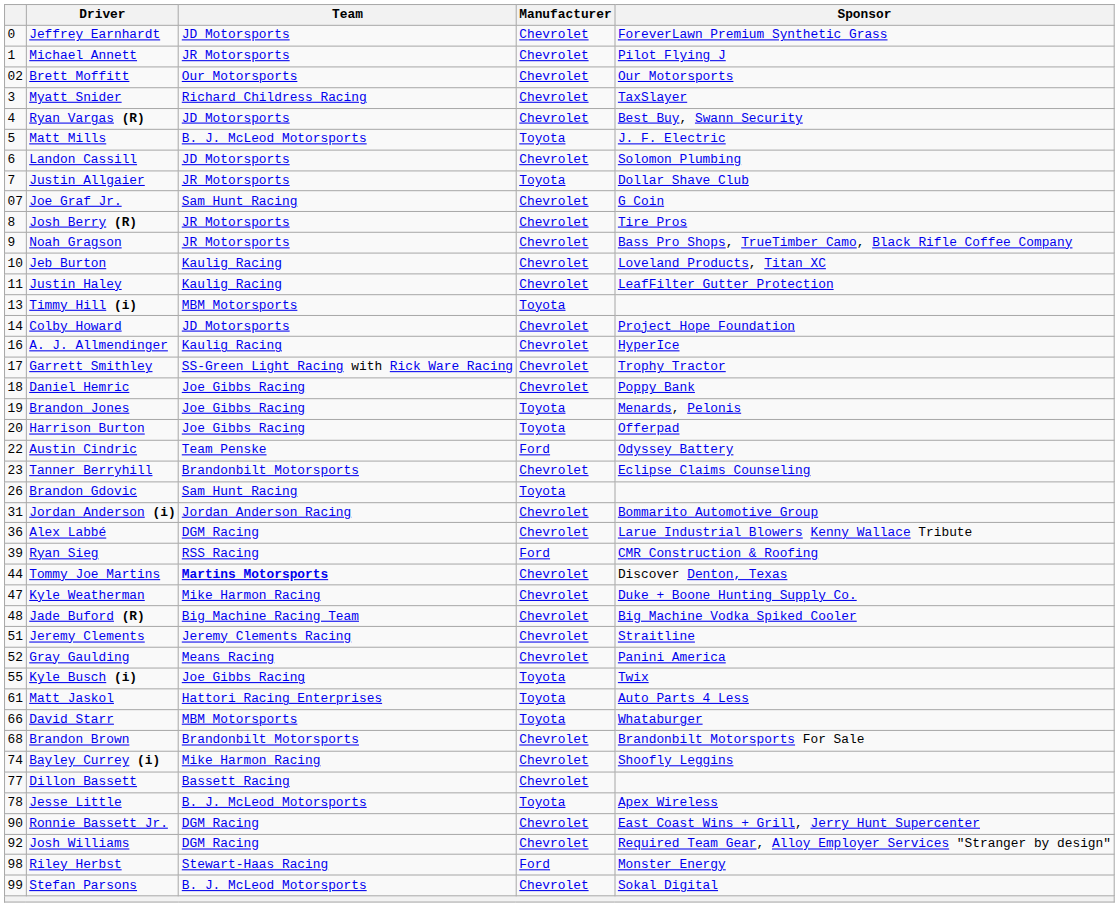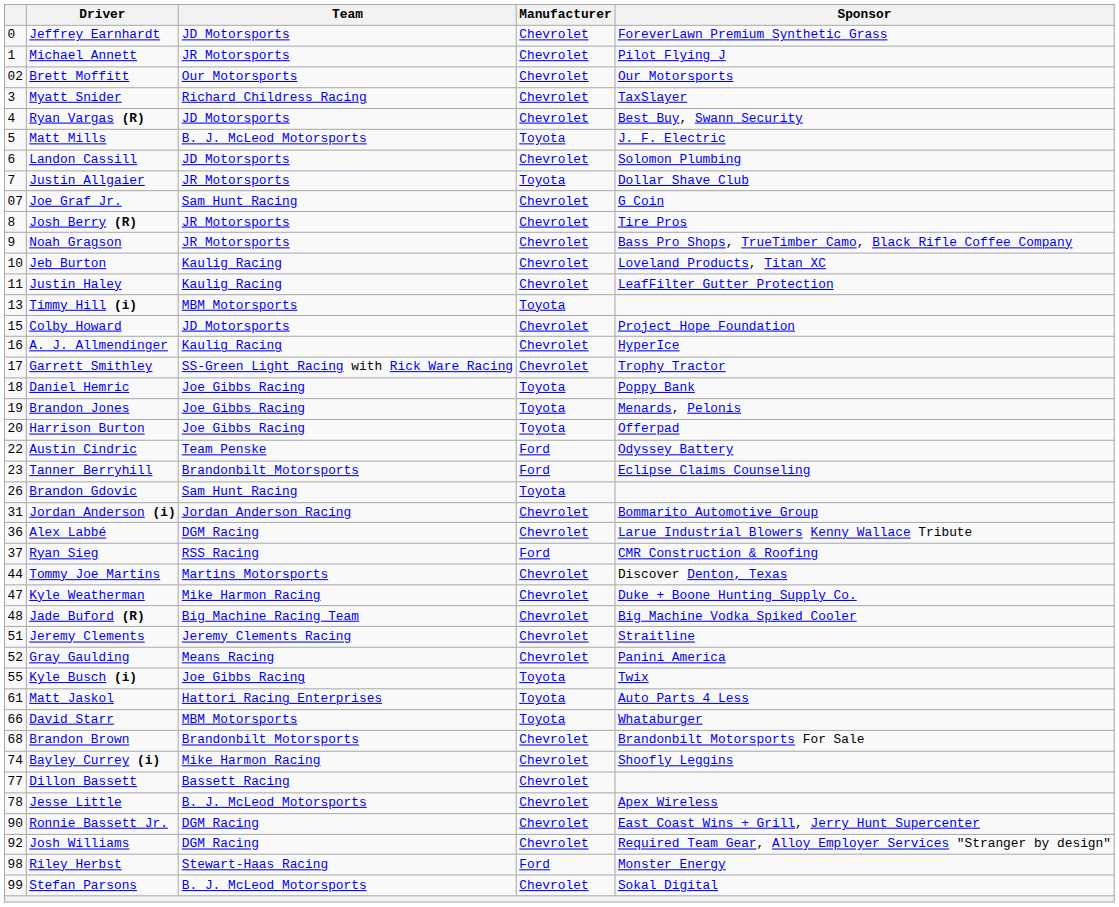(15, 326) 14 -> (15, 326) 15
(554, 388) Chevrolet -> (542, 388) Toyota
(554, 471) Chevrolet -> (535, 471) Ford
(15, 554) 39 -> (15, 554) 37
(255, 575) bold -> (255, 575) normal
(542, 803) Toyota -> (554, 803) Chevrolet
